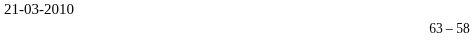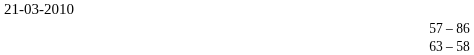+ row: (189, 28)
